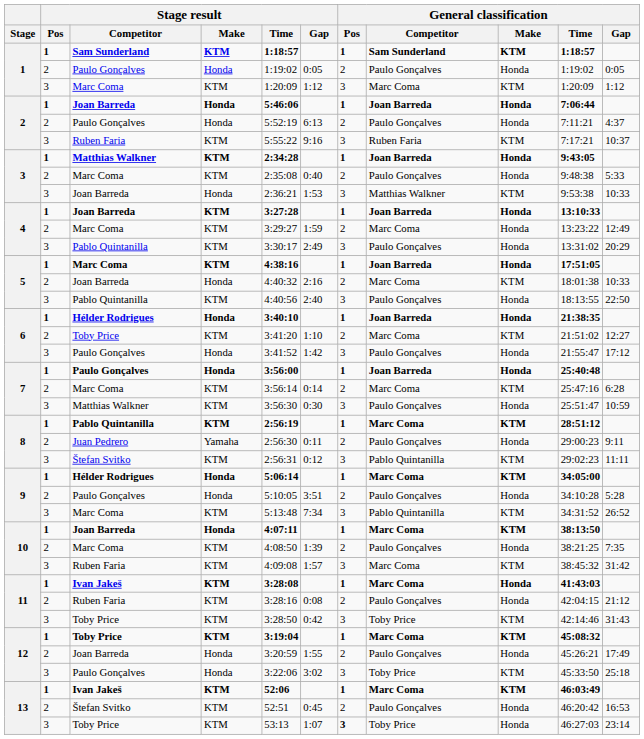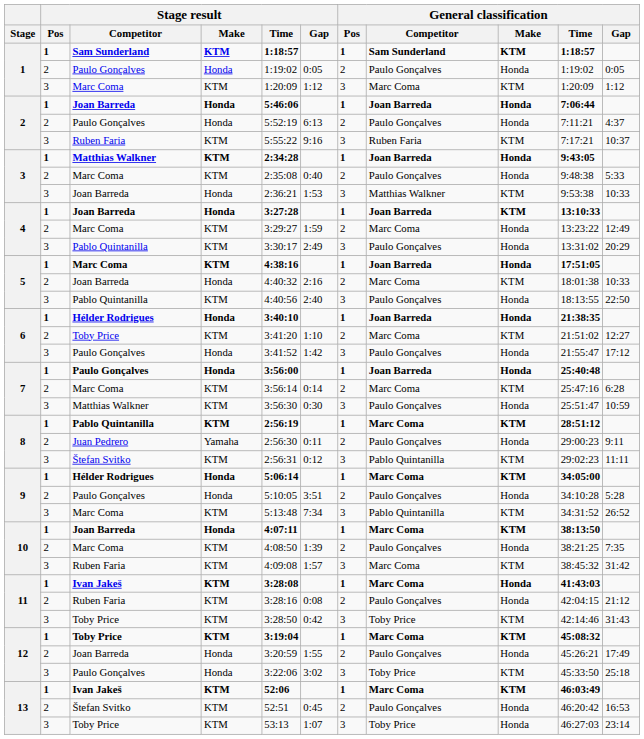(217, 211) KTM -> (219, 211) Honda
(516, 211) Honda -> (513, 211) KTM
(343, 725) bold -> (343, 725) normal
